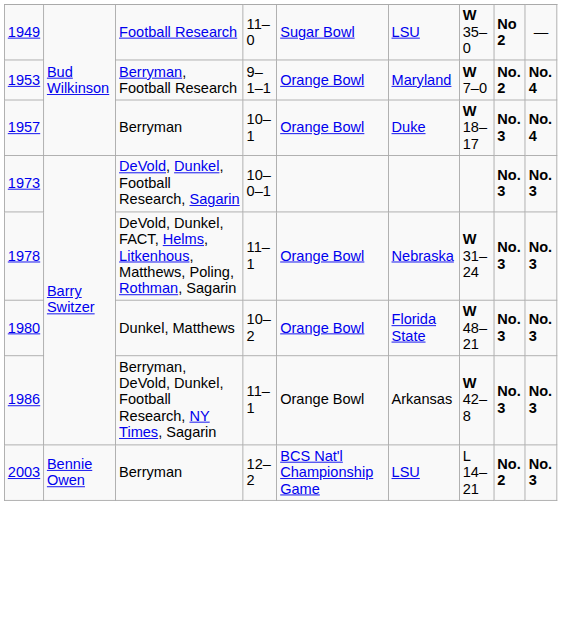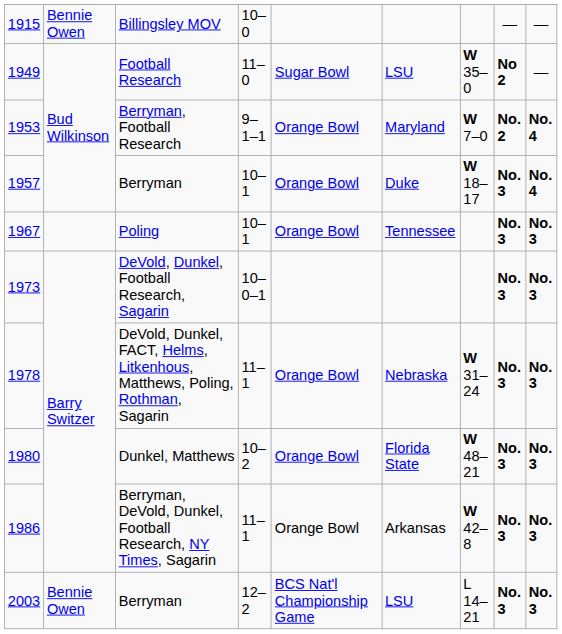+ row: (24, 24)
+ row: (24, 231)
(509, 472) No. 2 -> (509, 600) No. 3
